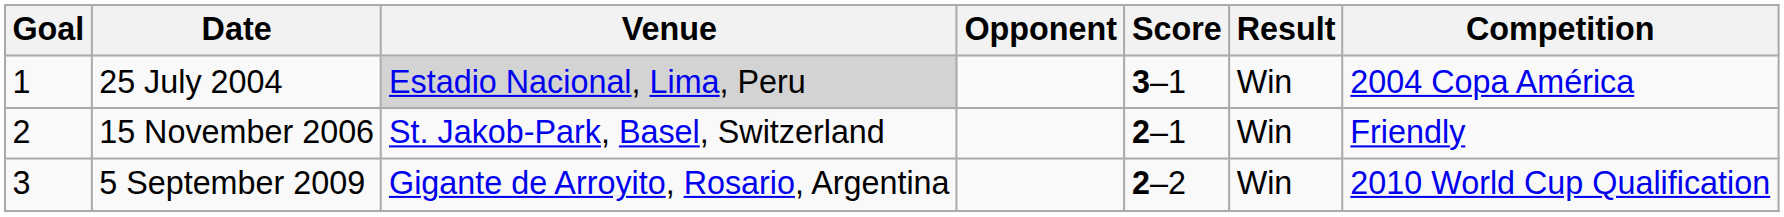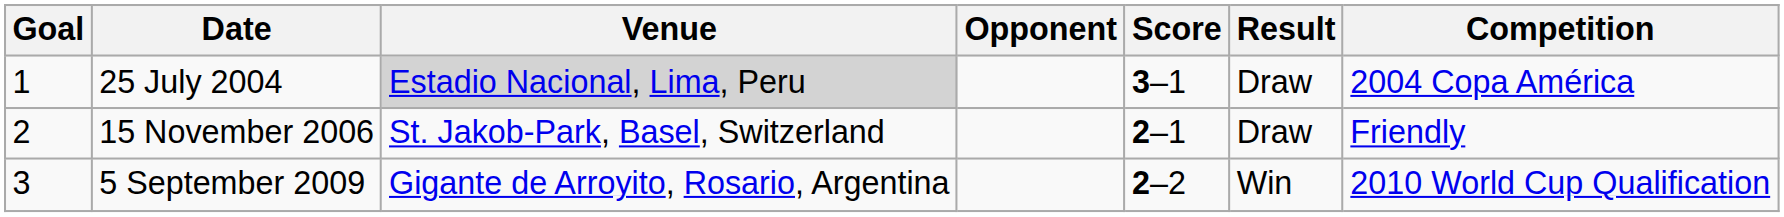(1265, 81) Win -> (1274, 81) Draw
(1265, 132) Win -> (1274, 132) Draw
